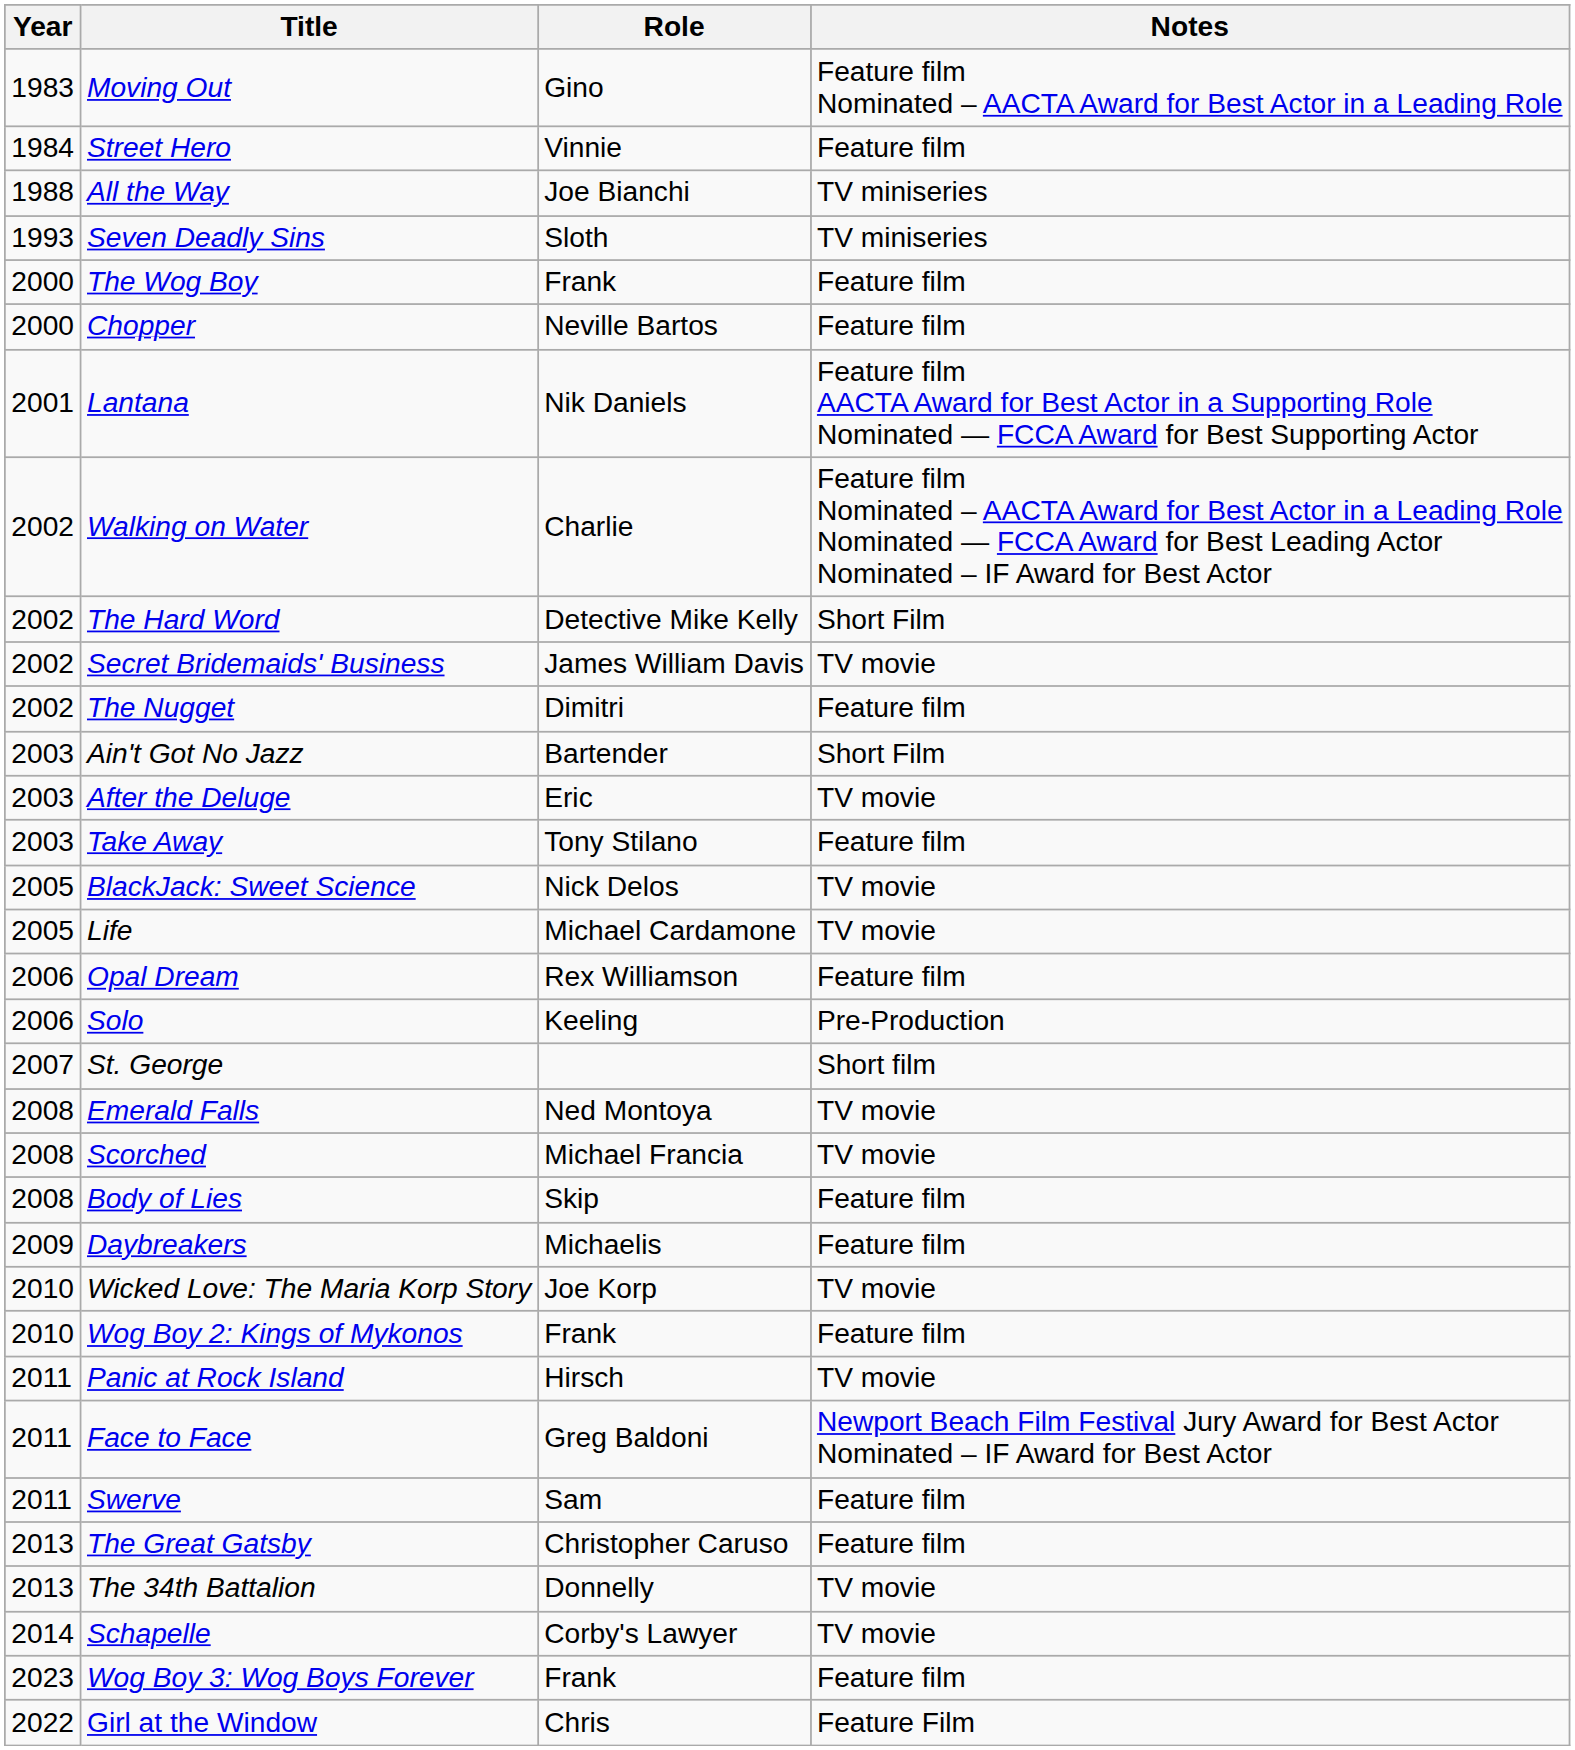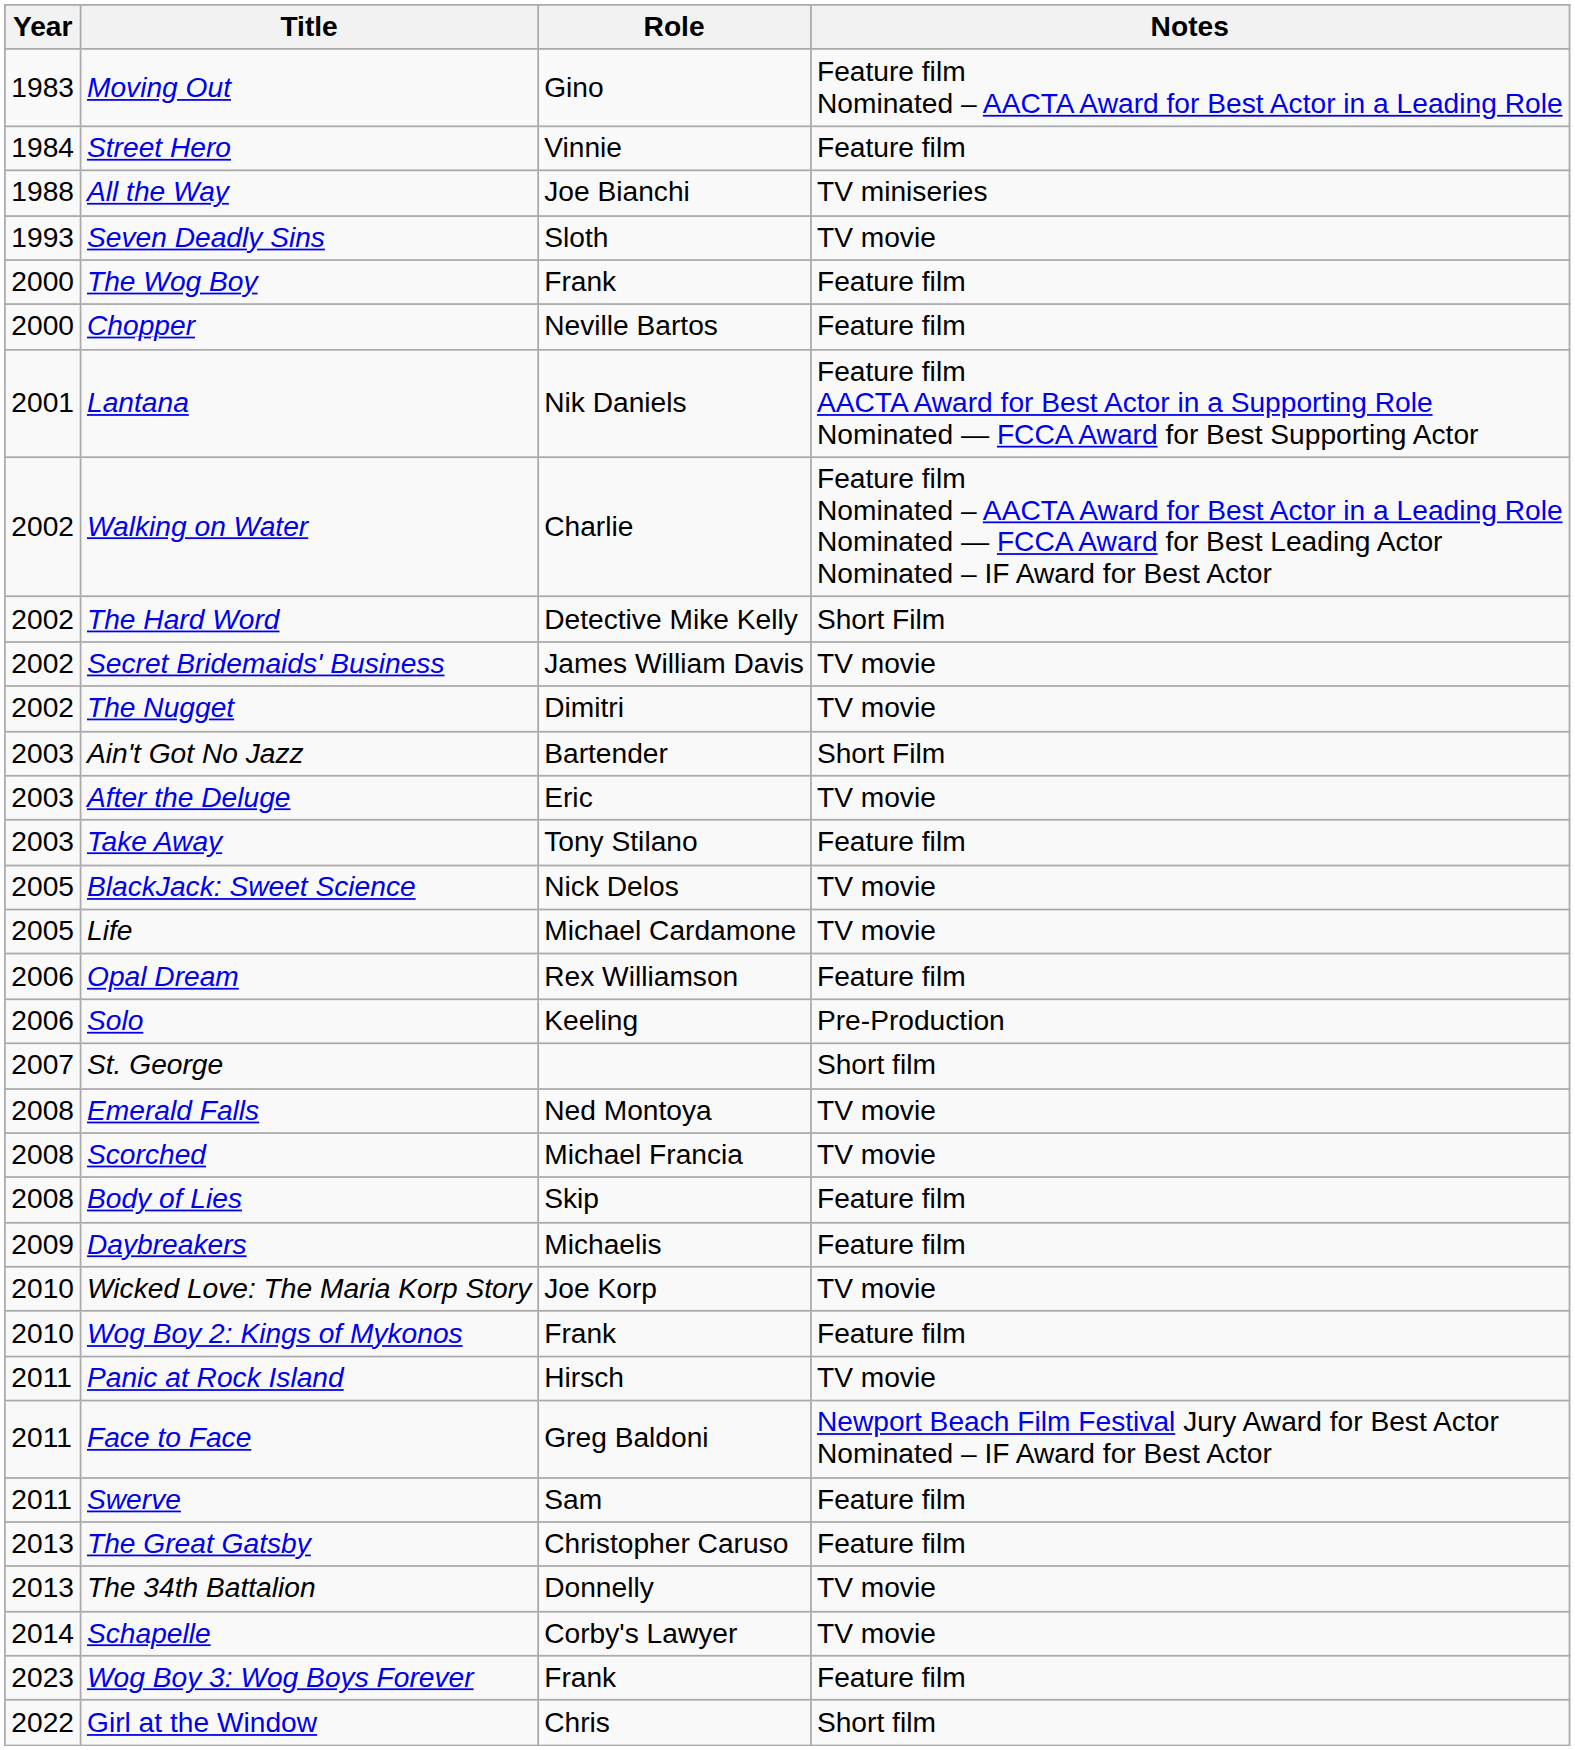(902, 237) TV miniseries -> (876, 237) TV movie
(891, 708) Feature film -> (876, 708) TV movie
(896, 1722) Feature Film -> (876, 1722) Short film
